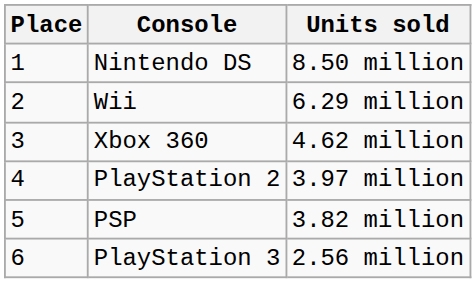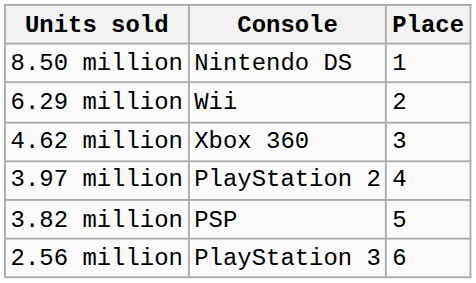columns swapped: (47, 24) <-> (378, 24)
